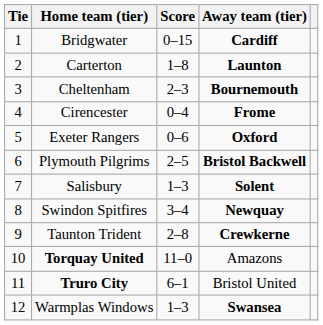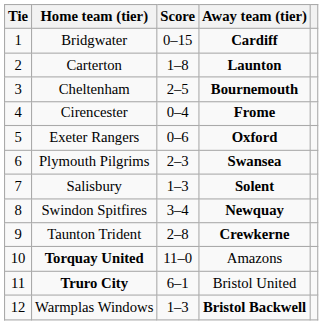(178, 88) 2–3 -> (178, 88) 2–5
(178, 161) 2–5 -> (178, 161) 2–3
(255, 161) Bristol Backwell -> (255, 161) Swansea
(255, 307) Swansea -> (255, 307) Bristol Backwell
